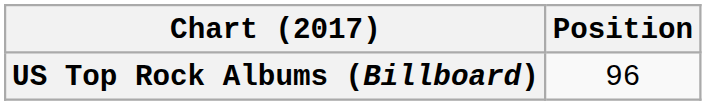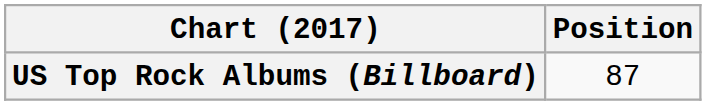(623, 77) 96 -> (623, 77) 87
